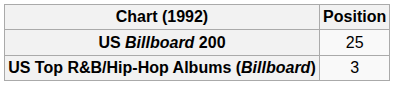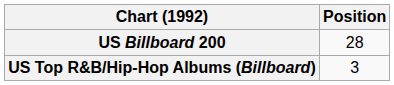(355, 42) 25 -> (355, 42) 28
